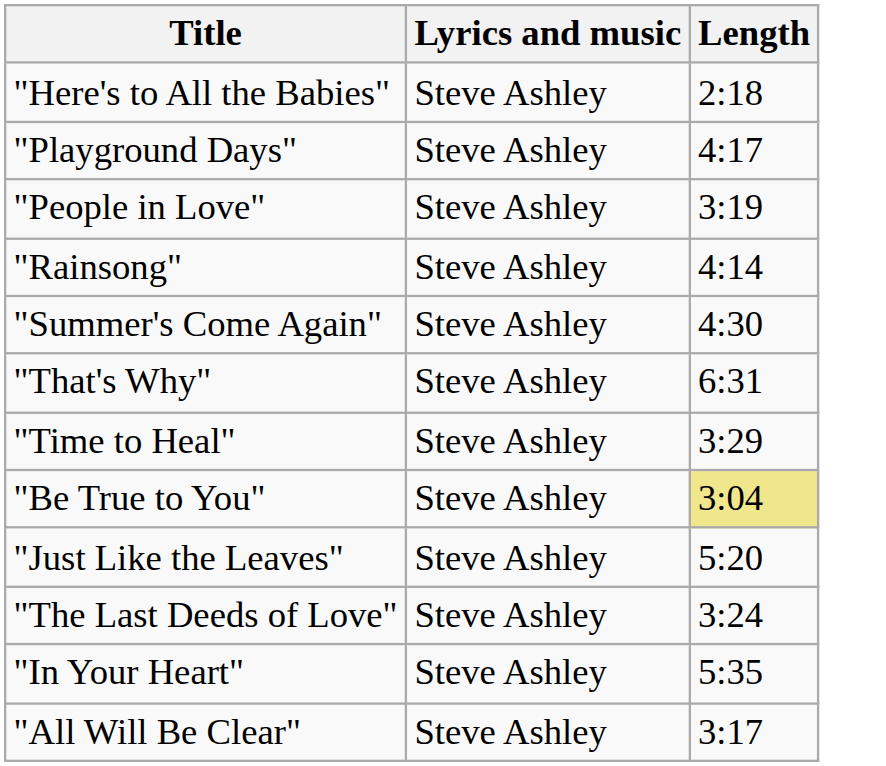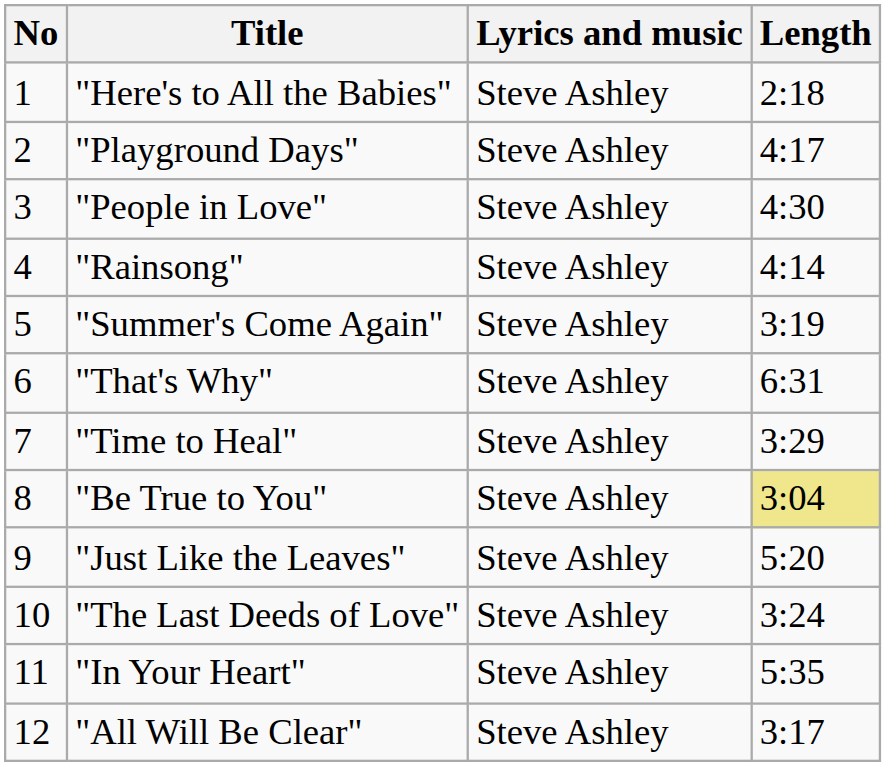+ column: (36, 33)
(731, 207) 3:19 -> (792, 207) 4:30
(731, 324) 4:30 -> (792, 324) 3:19
